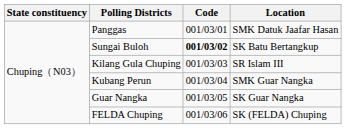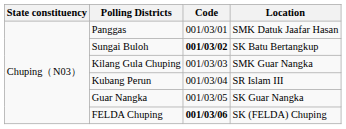(258, 63) SR Islam III -> (273, 63) SMK Guar Nangka
(273, 80) SMK Guar Nangka -> (258, 80) SR Islam III
(207, 114) normal -> (207, 114) bold
